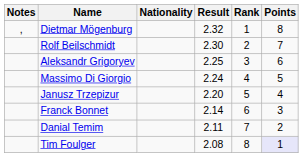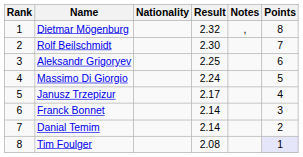columns swapped: (247, 12) <-> (21, 12)
(213, 95) 2.20 -> (210, 95) 2.17
(213, 128) 2.11 -> (210, 128) 2.14
